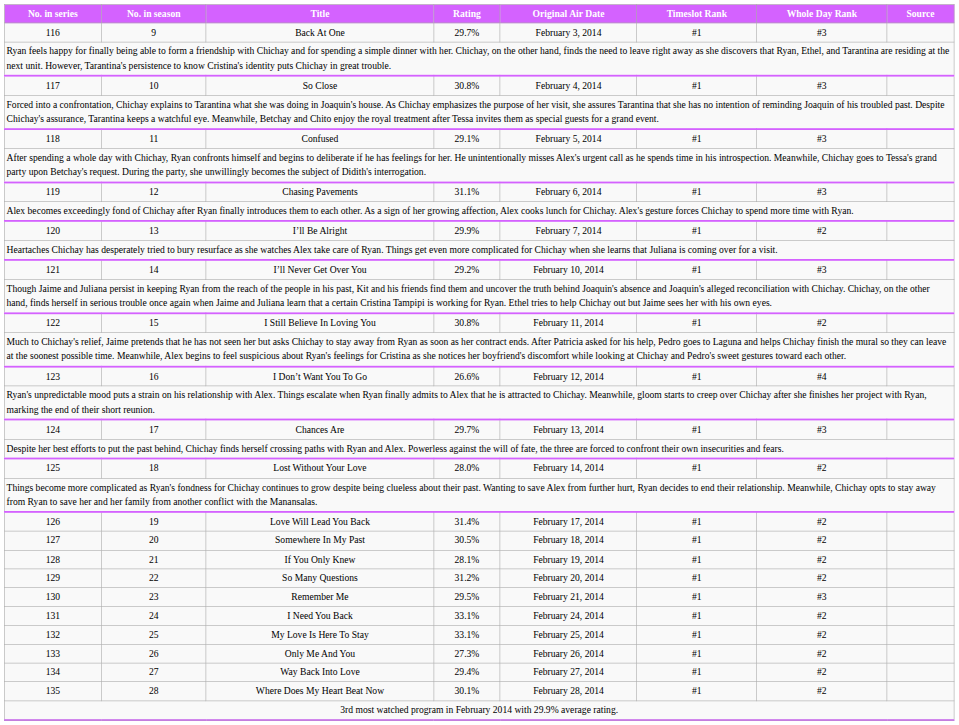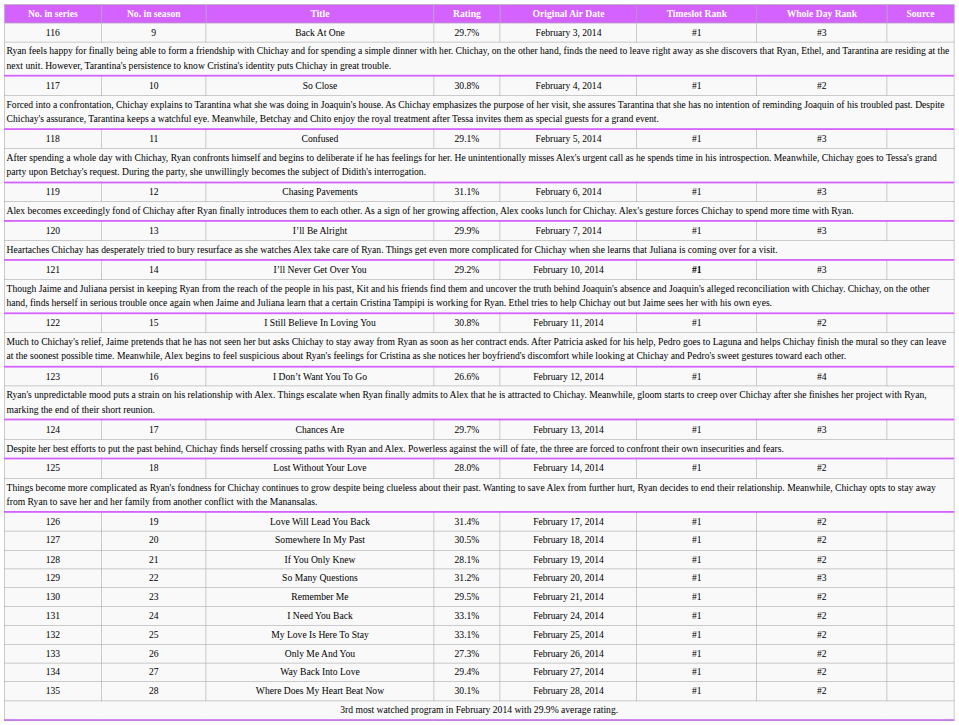(822, 85) #3 -> (822, 85) #2
(822, 231) #2 -> (822, 231) #3
(697, 270) normal -> (697, 270) bold
(822, 578) #2 -> (822, 578) #3
(822, 597) #3 -> (822, 597) #2
